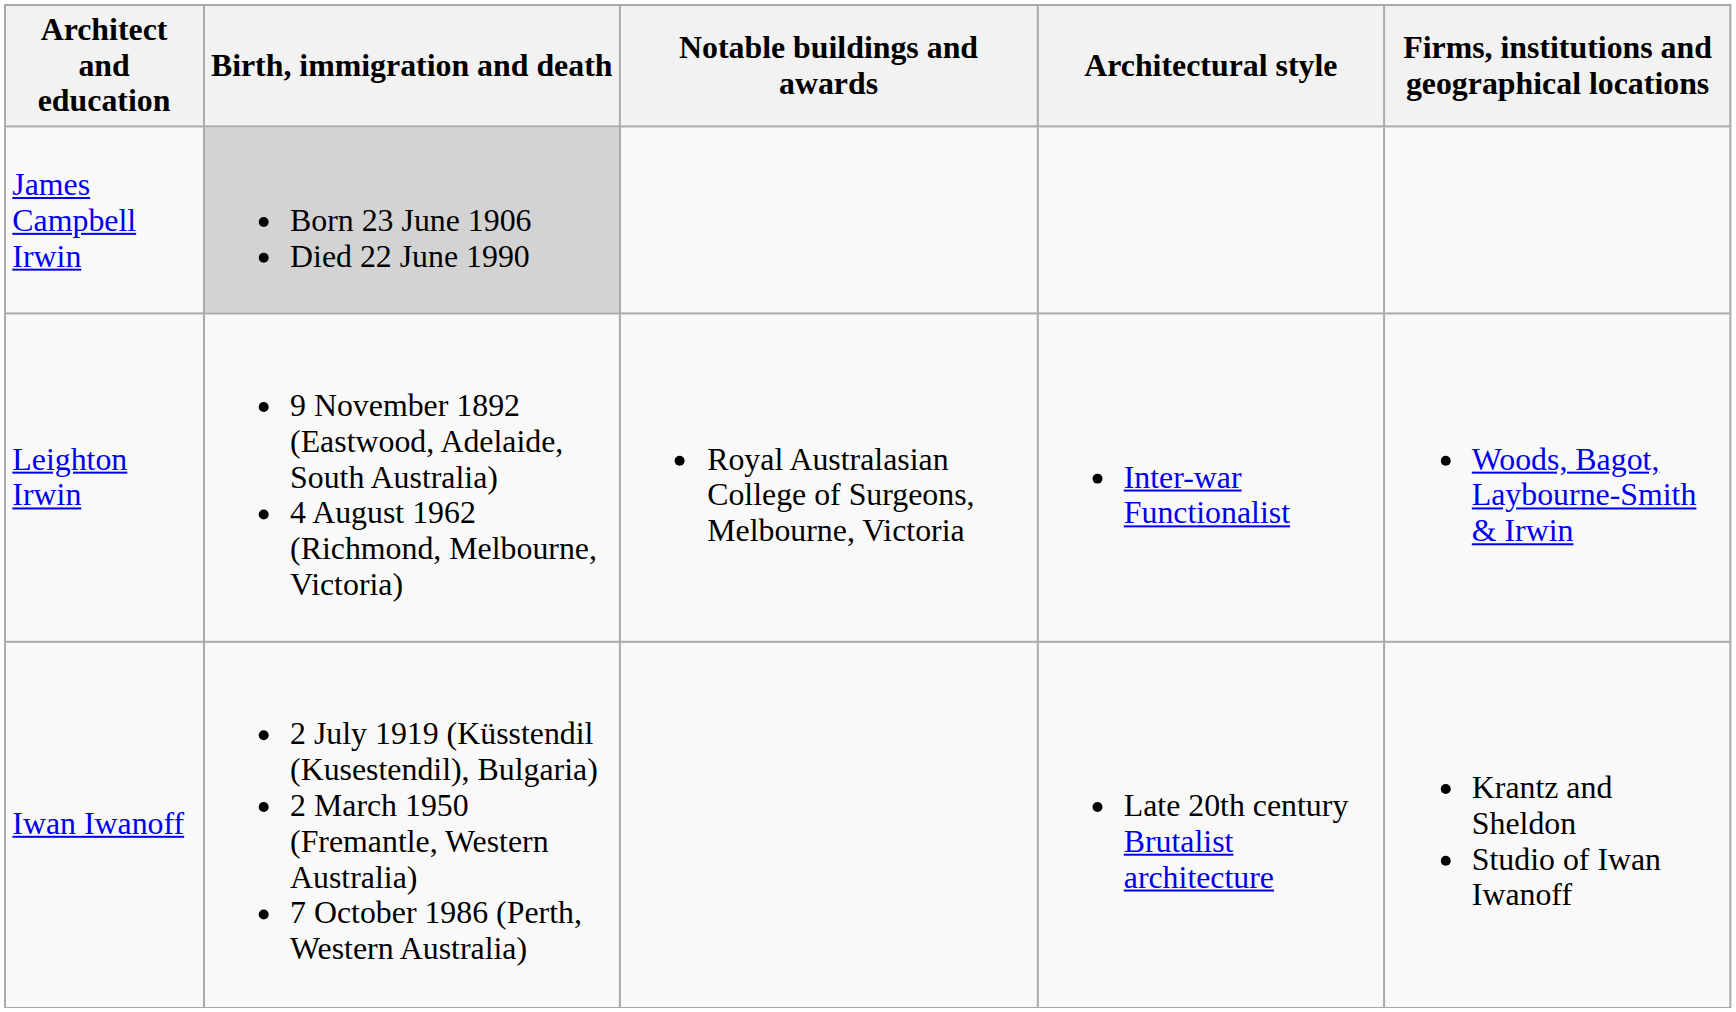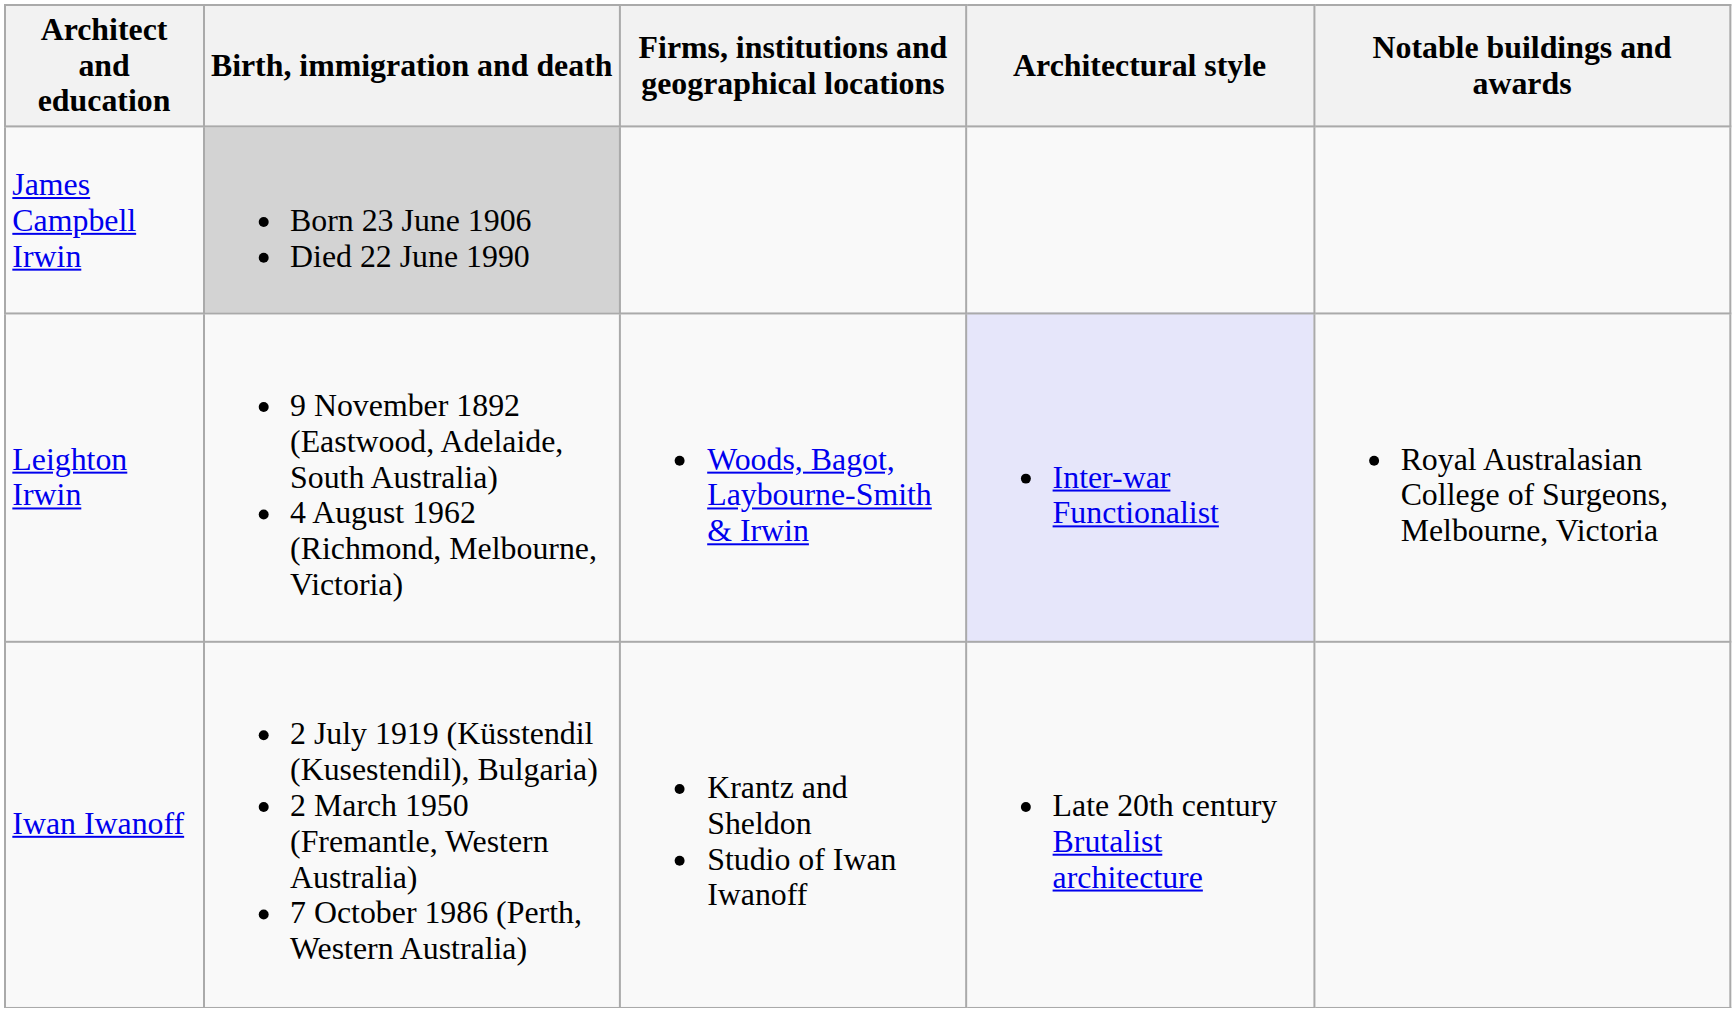columns swapped: (1558, 65) <-> (829, 65)
(1211, 495) no background -> (1140, 495) lavender background
